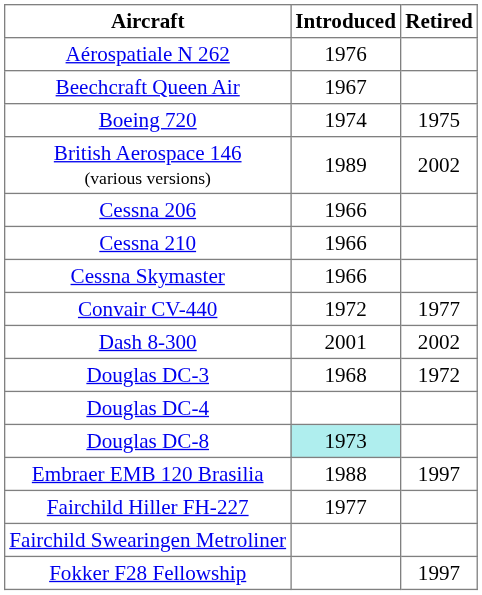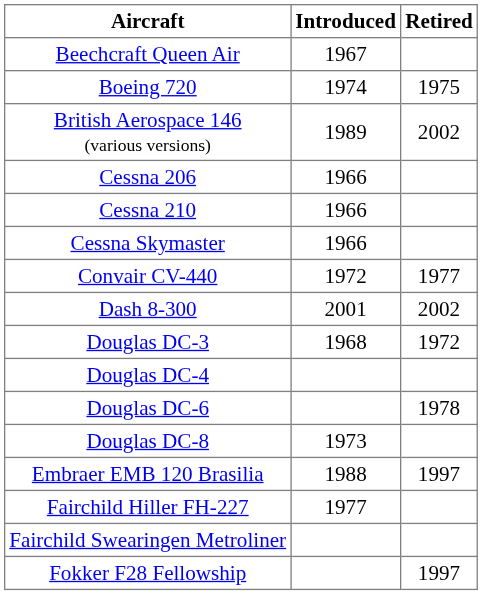- row: (148, 54)
+ row: (148, 407)
(346, 440) paleturquoise background -> (346, 440) no background
